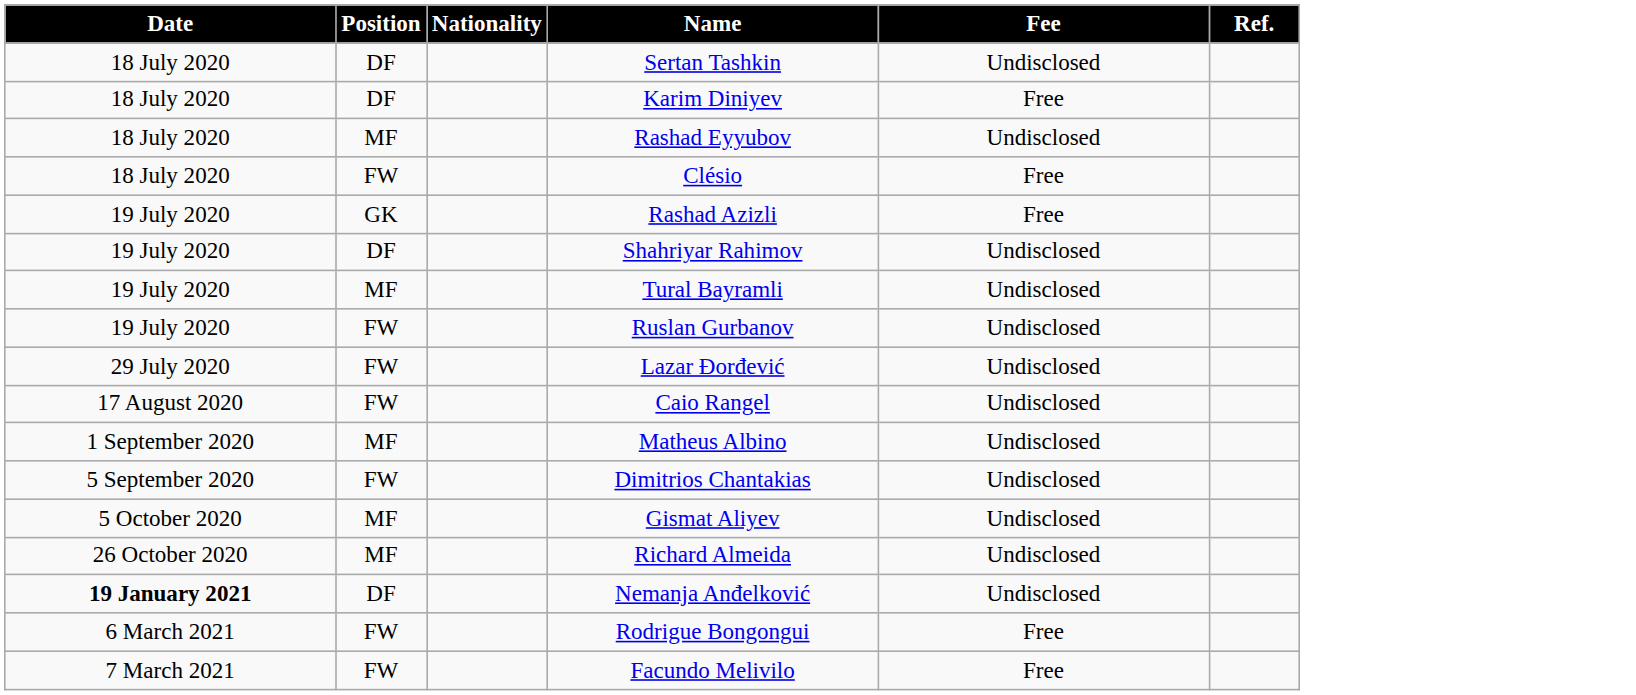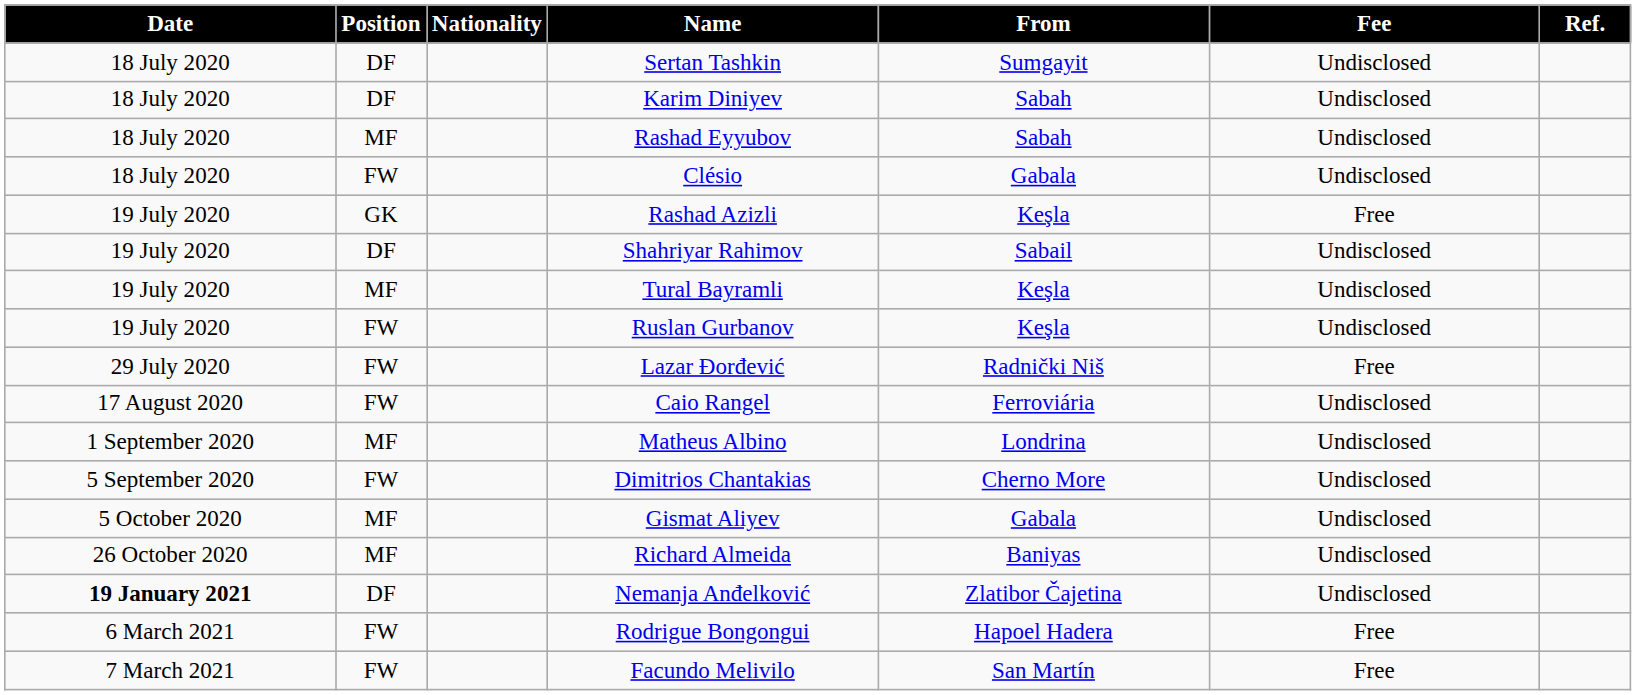+ column: (1043, 23)
(1043, 99) Free -> (1374, 99) Undisclosed
(1043, 175) Free -> (1374, 175) Undisclosed
(1043, 365) Undisclosed -> (1374, 365) Free
